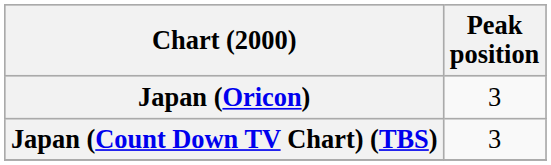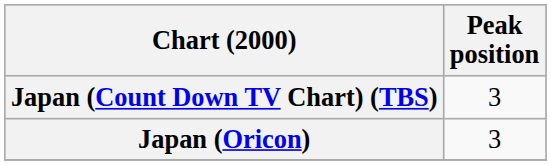rows swapped: (224, 97) <-> (224, 138)
